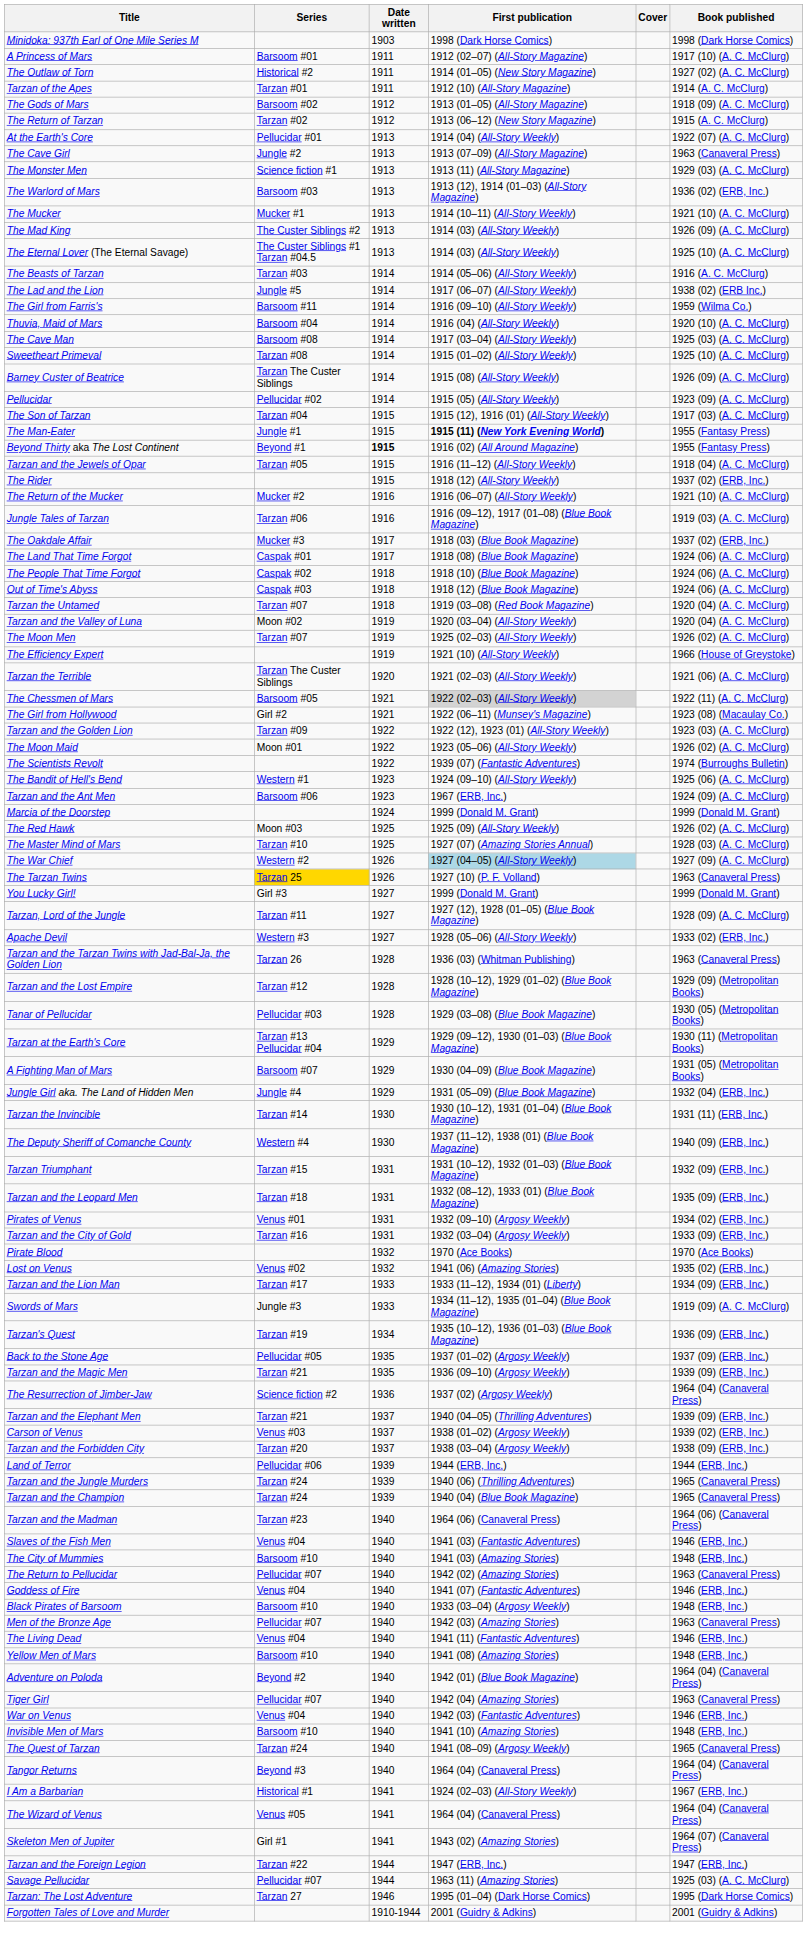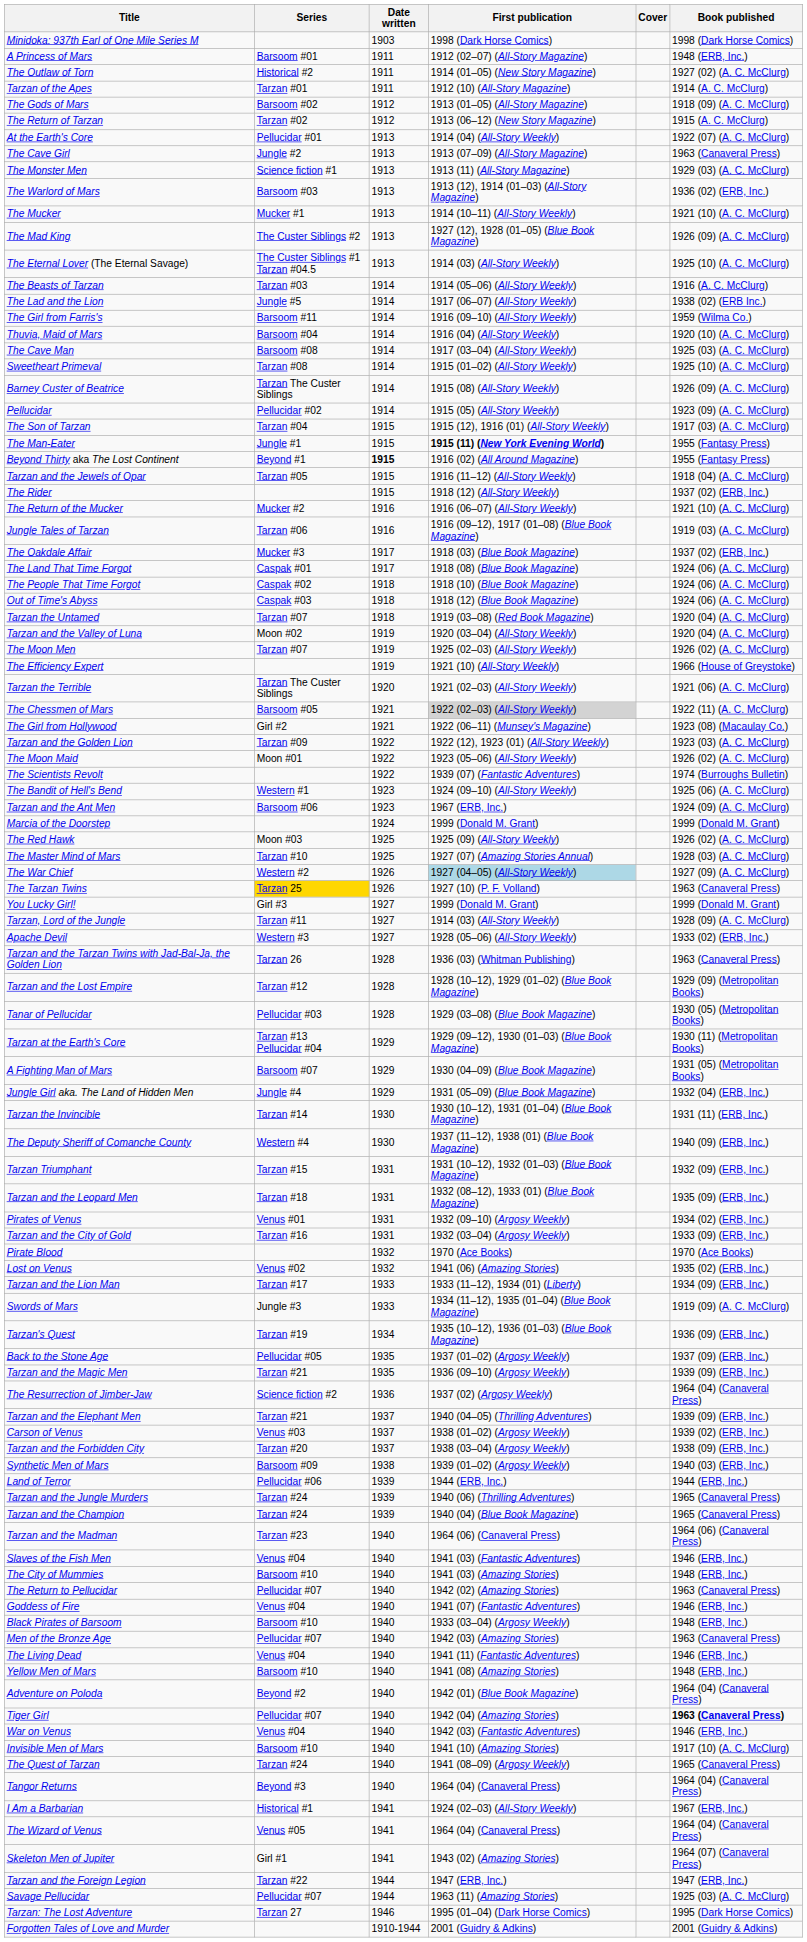(731, 56) 1917 (10) (A. C. McClurg) -> (710, 56) 1948 (ERB, Inc.)
(495, 230) 1914 (03) (All-Story Weekly) -> (513, 236) 1927 (12), 1928 (01–05) (Blue Book Magazine)
(513, 915) 1927 (12), 1928 (01–05) (Blue Book Magazine) -> (495, 921) 1914 (03) (All-Story Weekly)
+ row: (58, 1465)
(726, 1699) normal -> (728, 1716) bold
(710, 1732) 1948 (ERB, Inc.) -> (731, 1748) 1917 (10) (A. C. McClurg)
